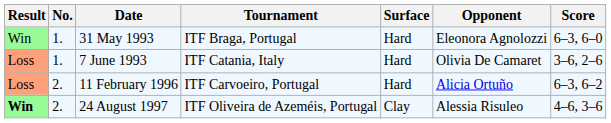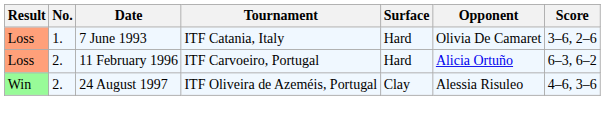- row: (116, 38)
(20, 106) bold -> (19, 83) normal
